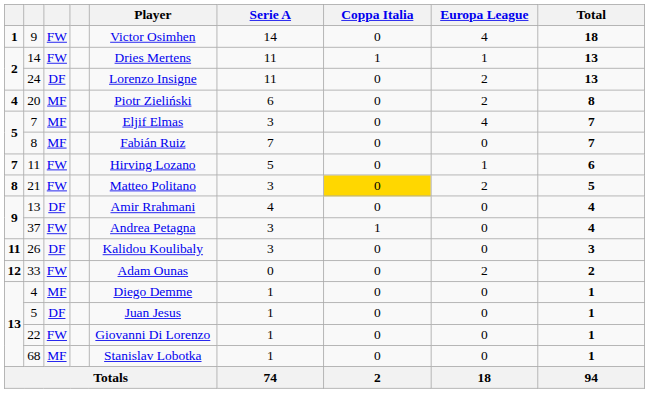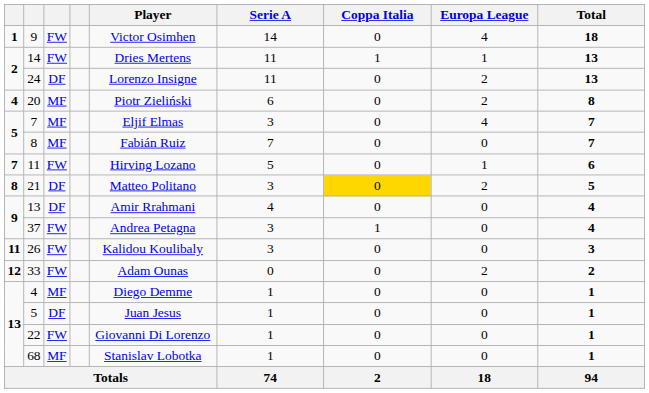(57, 185) FW -> (57, 185) DF
(57, 249) DF -> (57, 249) FW
